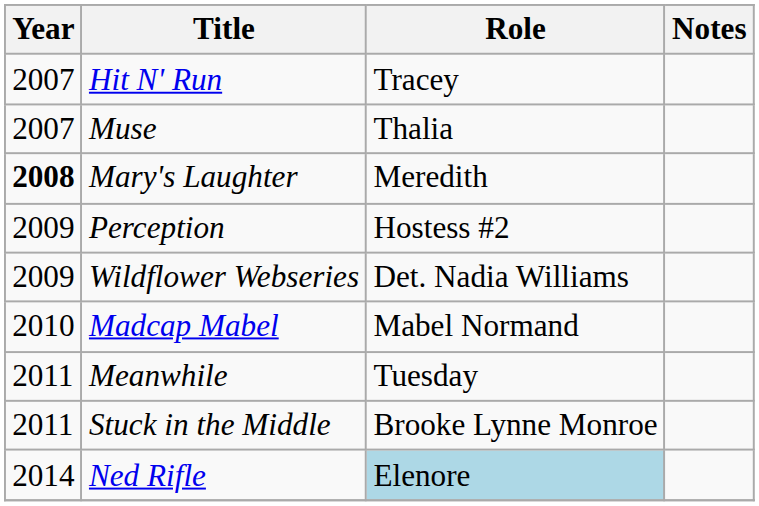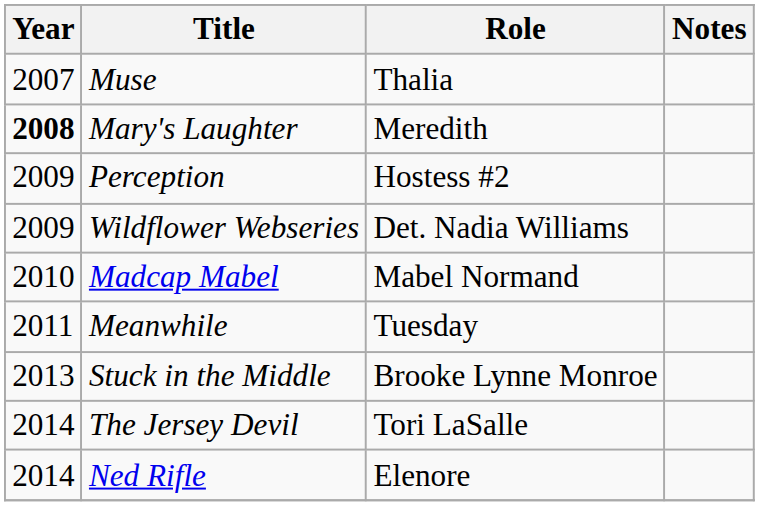- row: (156, 78)
(43, 425) 2011 -> (43, 375) 2013
+ row: (194, 425)
(422, 474) lightblue background -> (422, 474) no background
